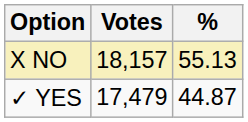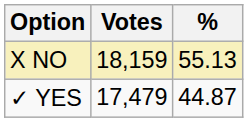(132, 60) 18,157 -> (132, 60) 18,159
